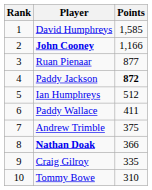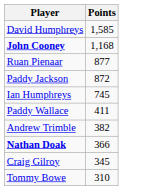- column: (19, 12)
(131, 45) 1,166 -> (102, 45) 1,168
(131, 78) bold -> (102, 78) normal
(131, 95) 512 -> (102, 95) 745
(131, 128) 375 -> (102, 128) 382
(131, 161) 335 -> (102, 161) 345
